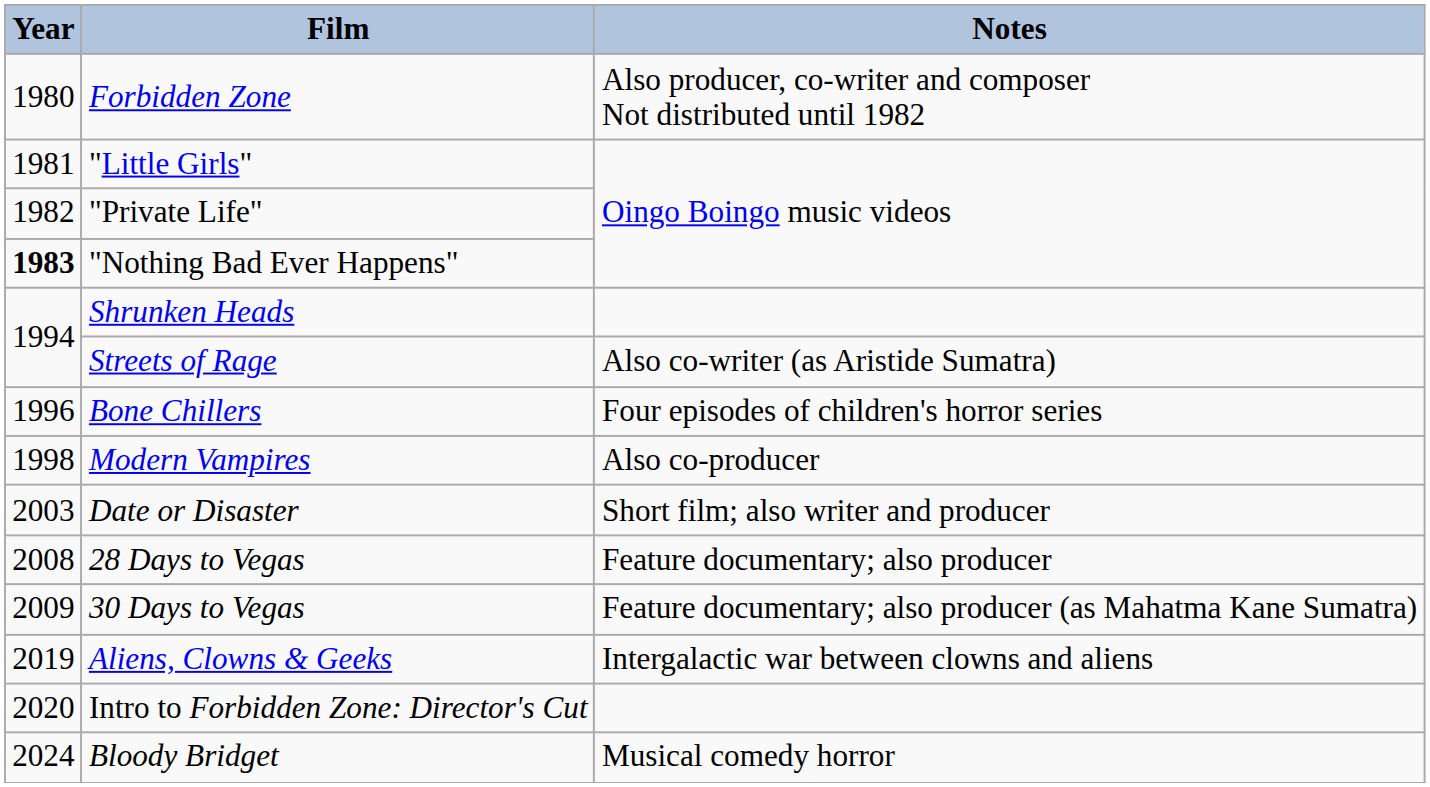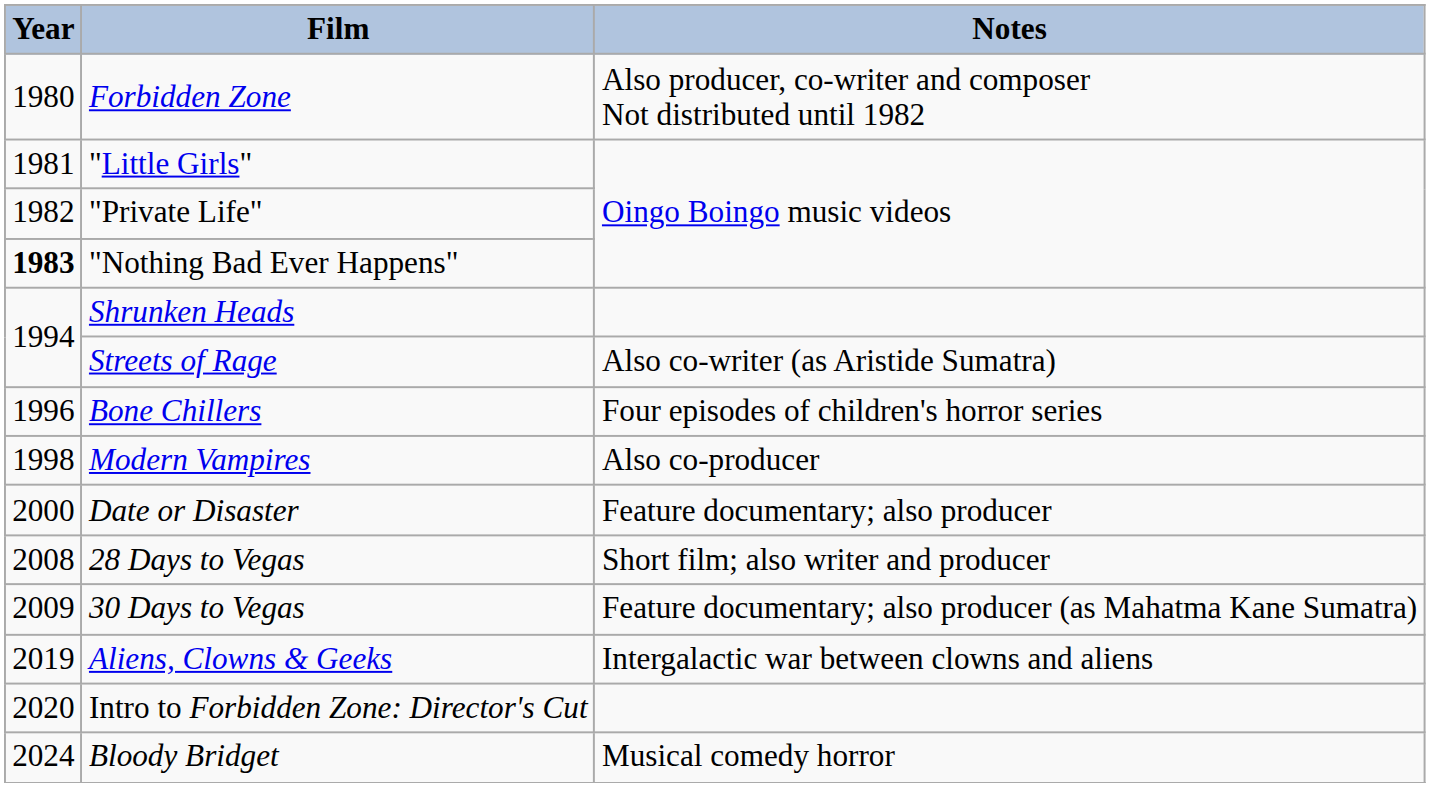(43, 509) 2003 -> (43, 509) 2000
(826, 509) Short film; also writer and producer -> (827, 509) Feature documentary; also producer
(827, 559) Feature documentary; also producer -> (826, 559) Short film; also writer and producer
